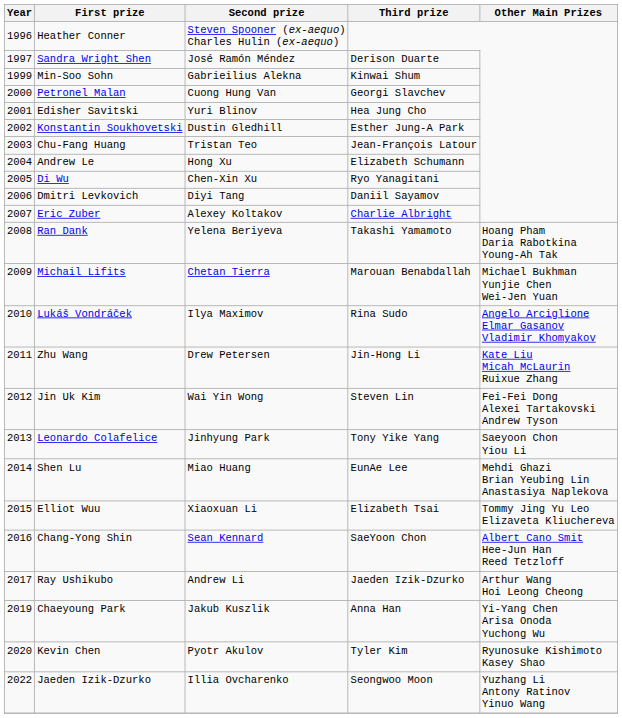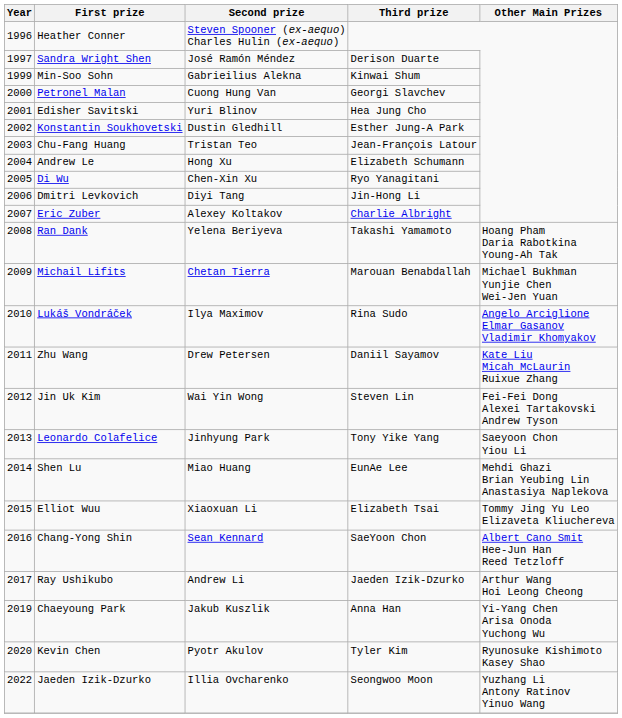(395, 197) Daniil Sayamov -> (385, 197) Jin-Hong Li
(385, 355) Jin-Hong Li -> (395, 355) Daniil Sayamov
